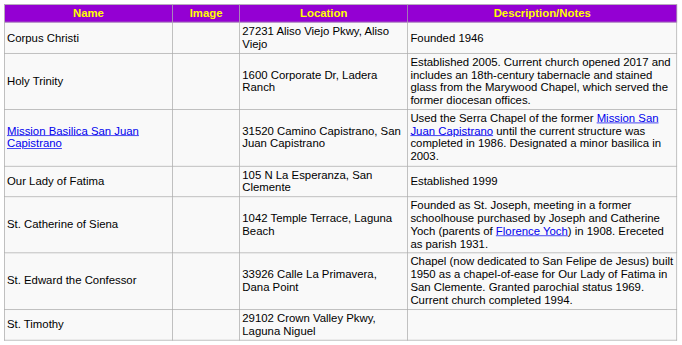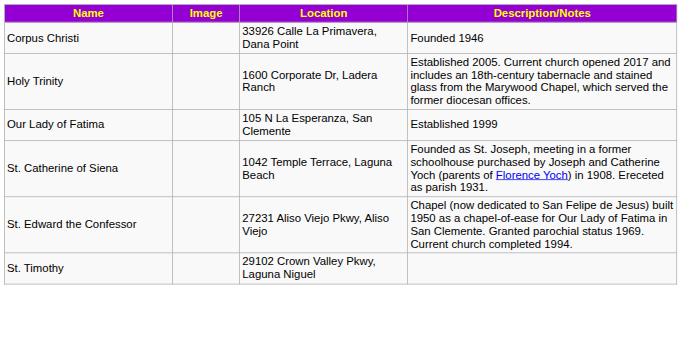(316, 37) 27231 Aliso Viejo Pkwy, Aliso Viejo -> (310, 37) 33926 Calle La Primavera, Dana Point
- row: (73, 137)
(310, 281) 33926 Calle La Primavera, Dana Point -> (316, 224) 27231 Aliso Viejo Pkwy, Aliso Viejo
